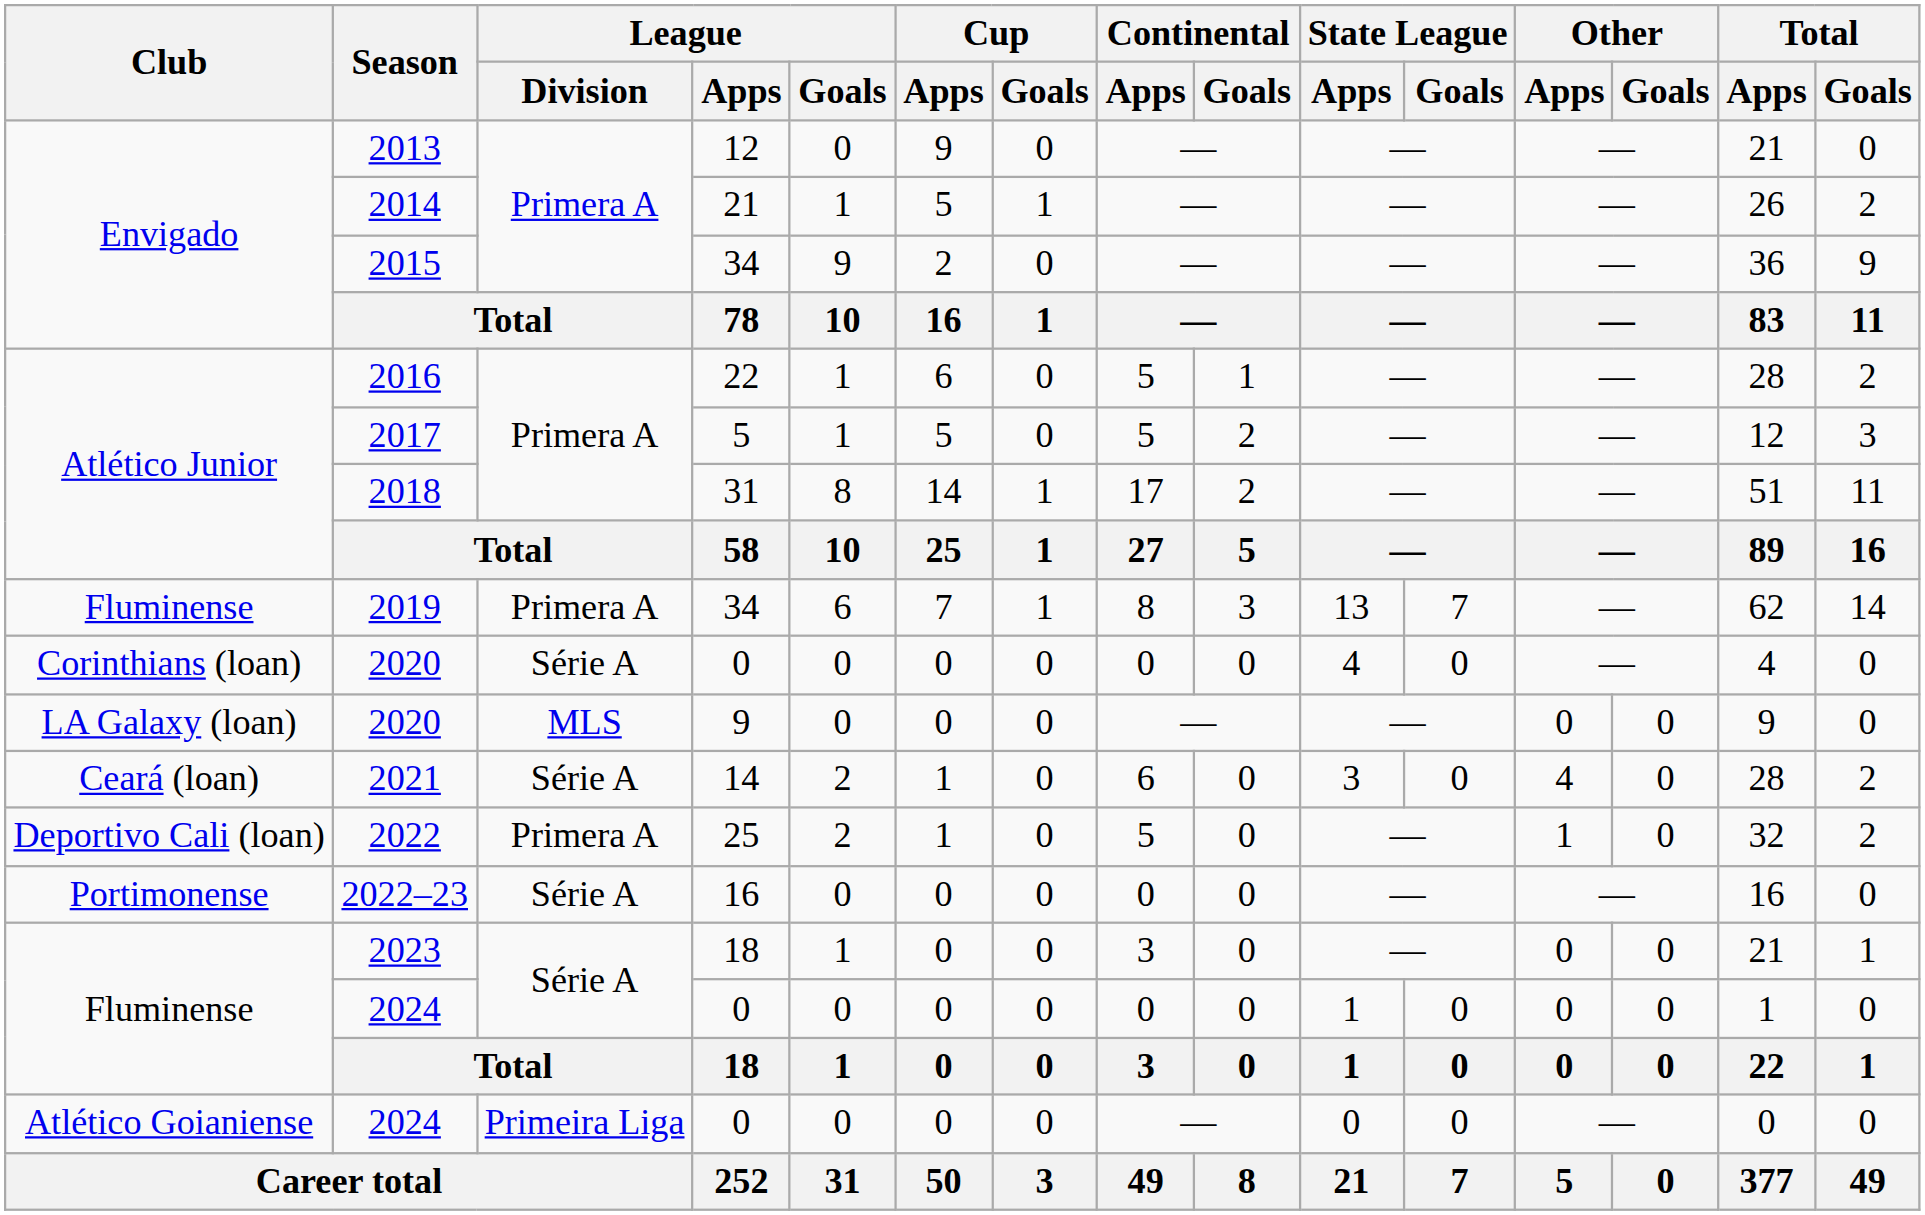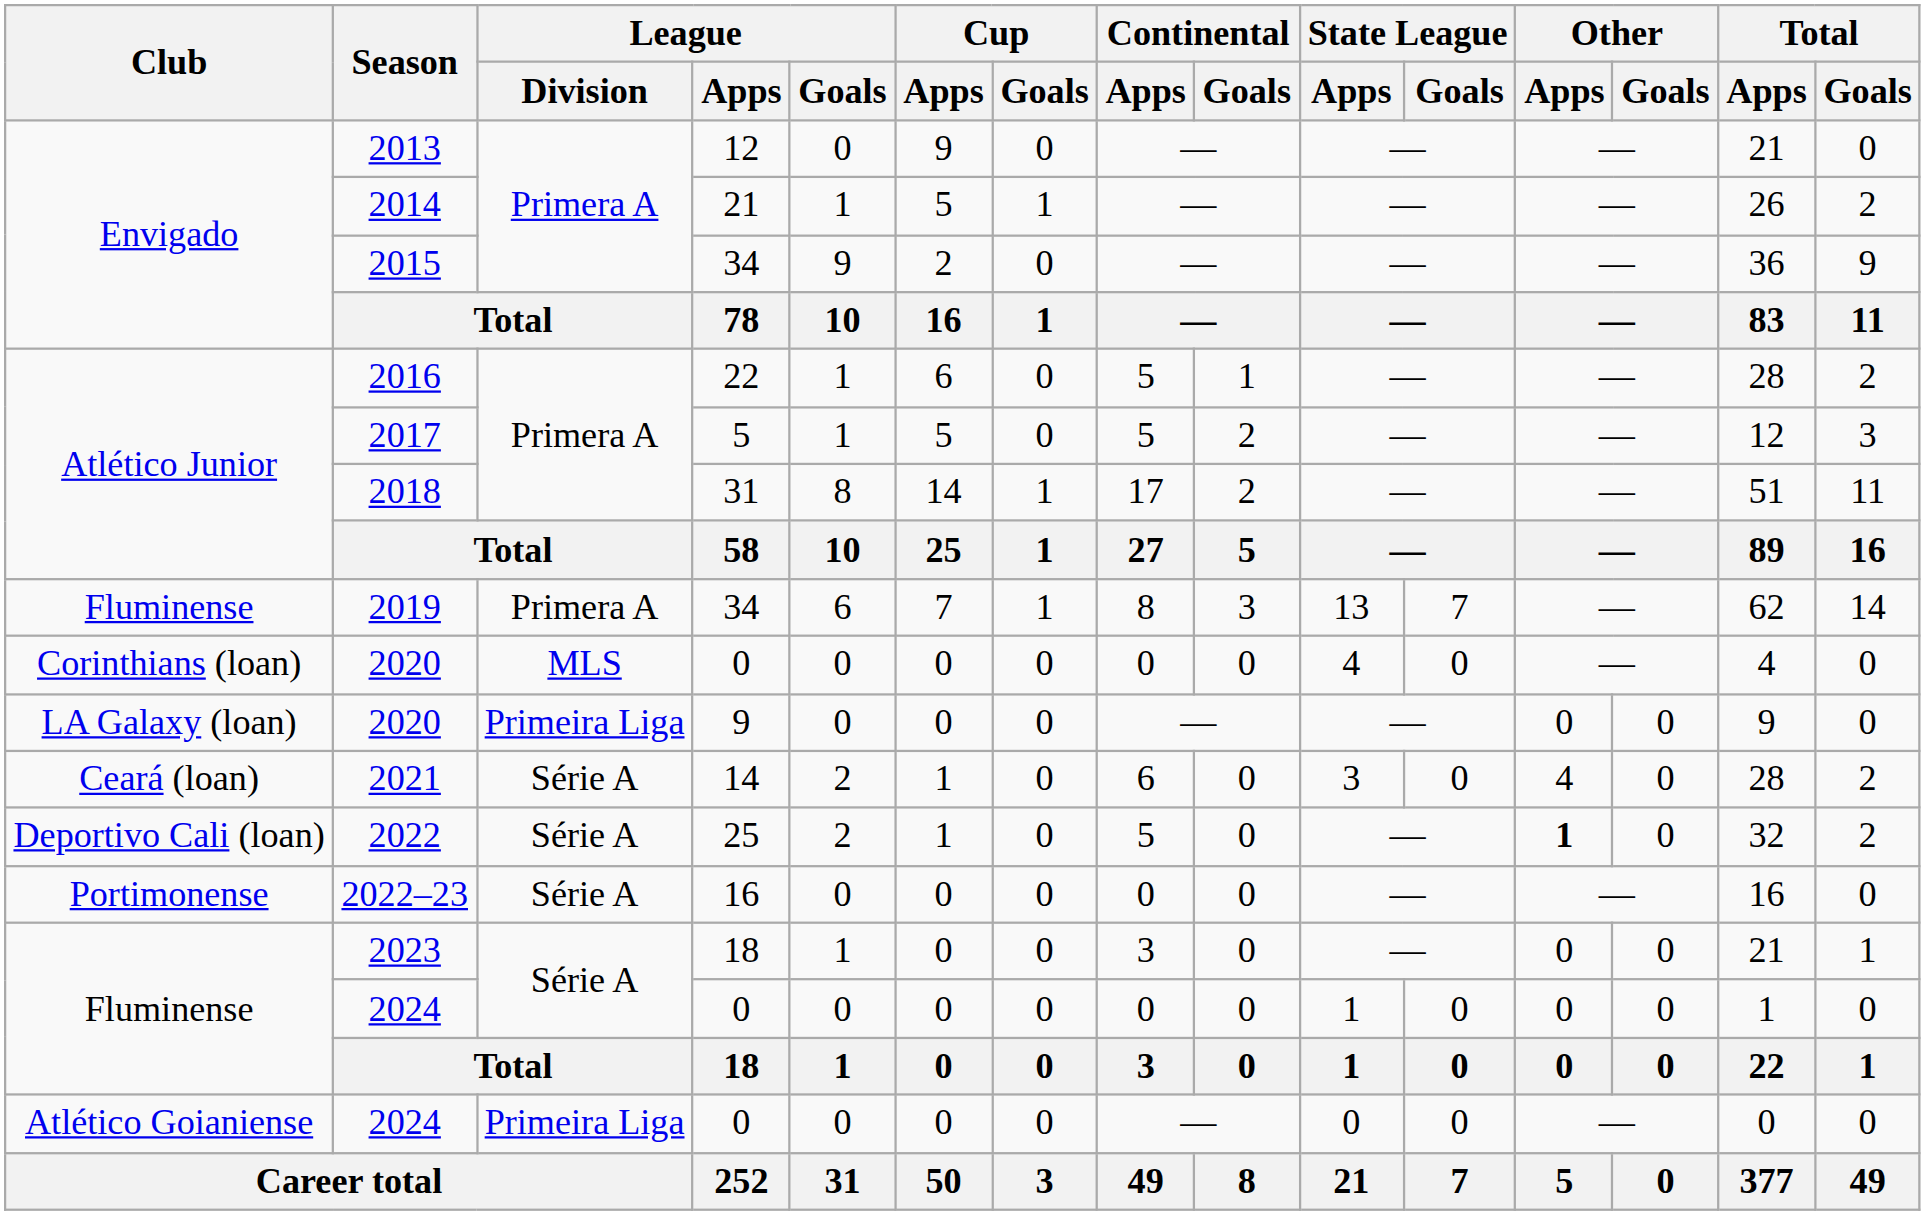(585, 663) Série A -> (585, 663) MLS
(585, 721) MLS -> (585, 721) Primeira Liga
(585, 836) Primera A -> (585, 836) Série A
(1564, 836) normal -> (1564, 836) bold
